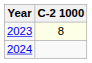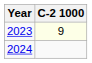(61, 31) 8 -> (61, 31) 9
